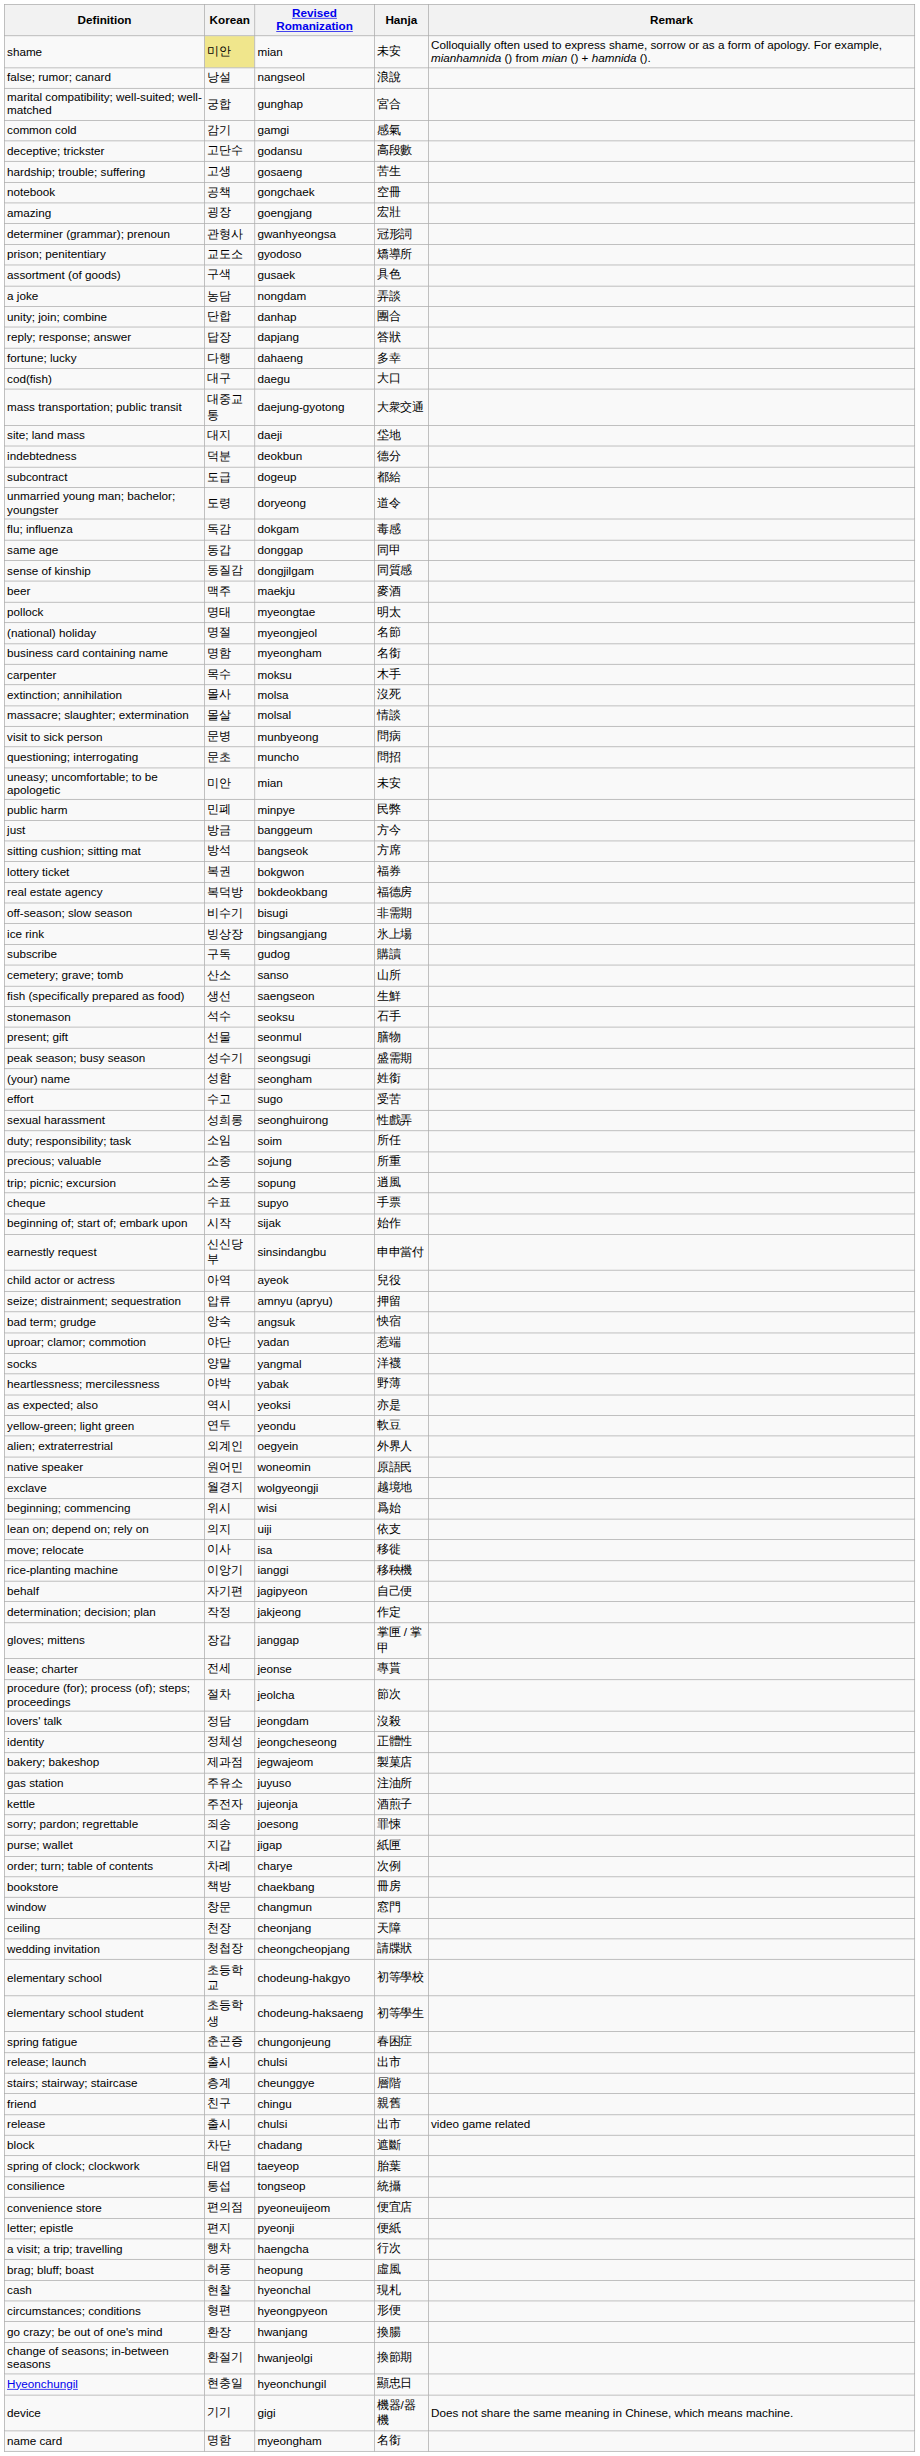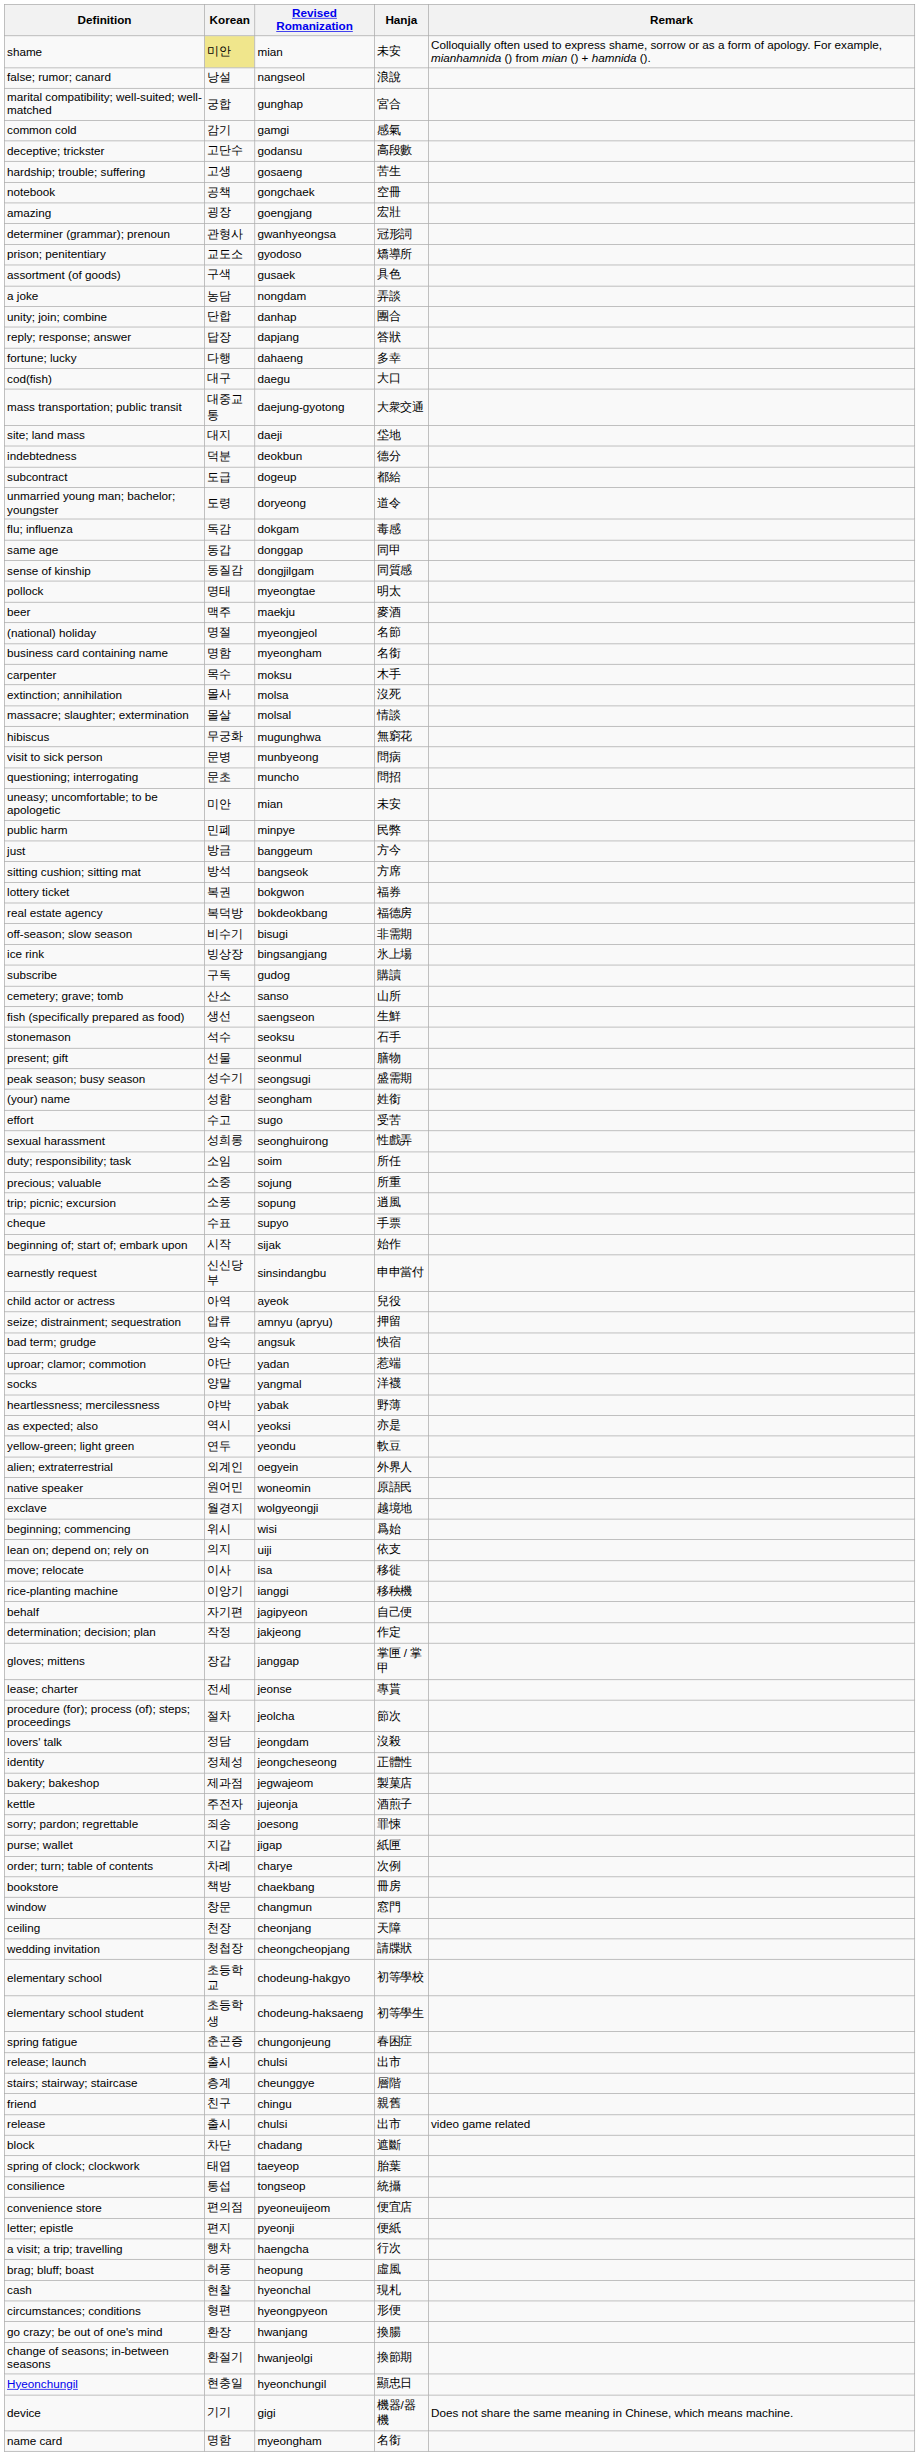rows swapped: (19, 591) <-> (25, 612)
+ row: (28, 736)
- row: (35, 1783)
